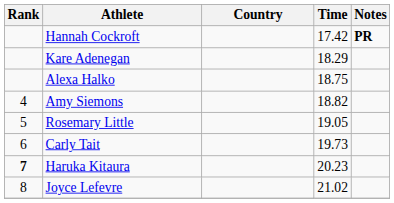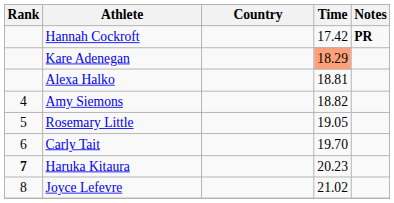(333, 58) no background -> (333, 58) lightsalmon background
(333, 79) 18.75 -> (333, 79) 18.81
(333, 144) 19.73 -> (333, 144) 19.70
